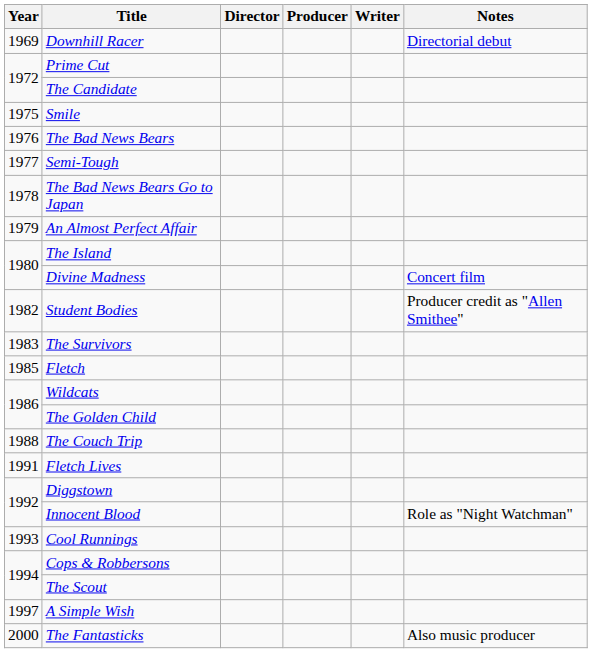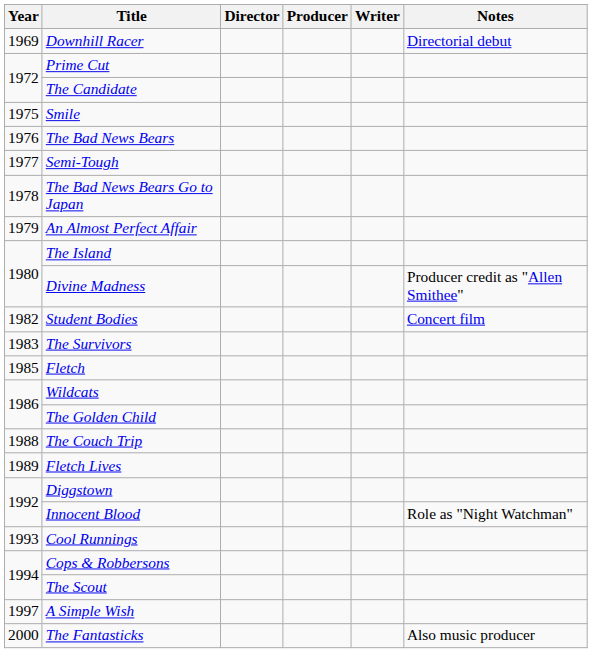(446, 277) Concert film -> (485, 286) Producer credit as "Allen Smithee"
(485, 310) Producer credit as "Allen Smithee" -> (446, 319) Concert film
(23, 465) 1991 -> (23, 465) 1989
